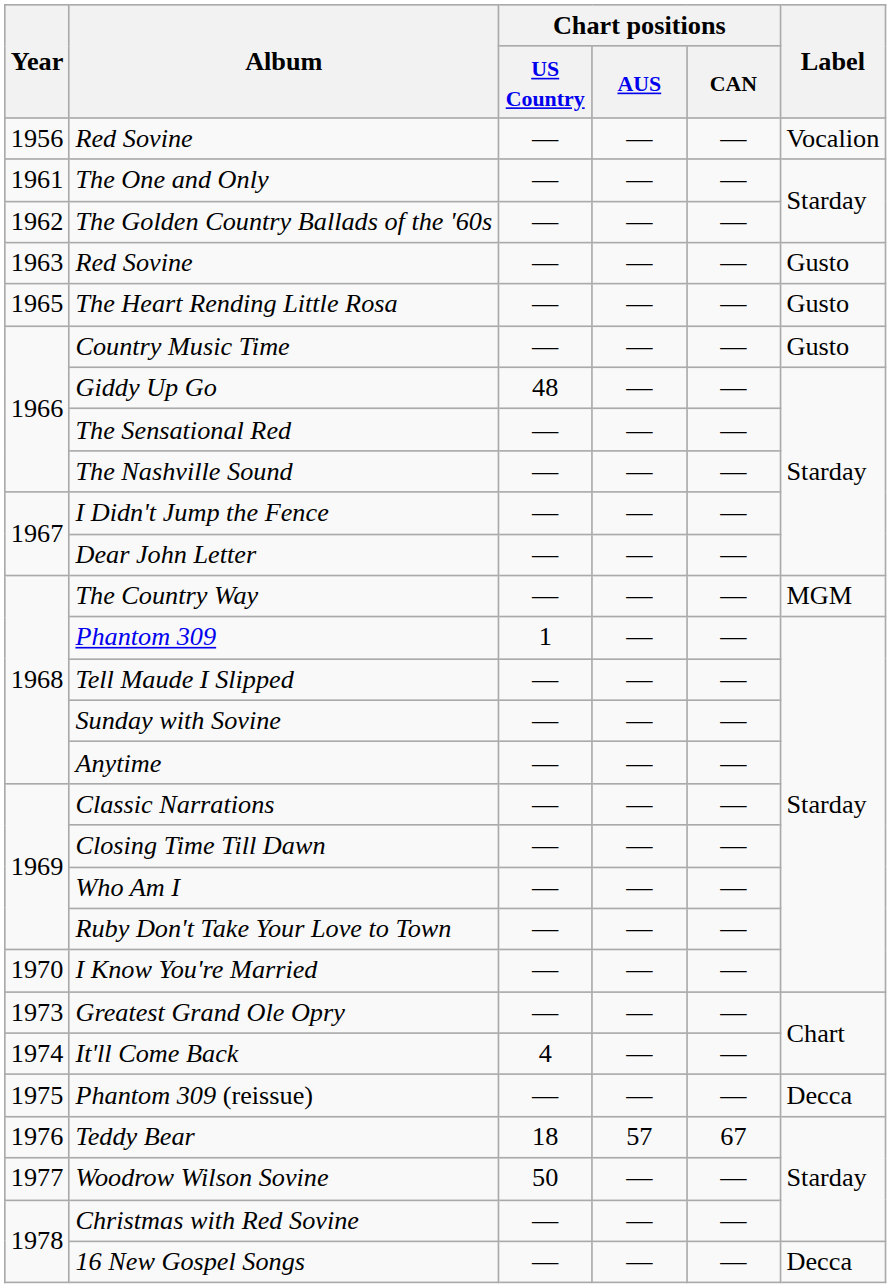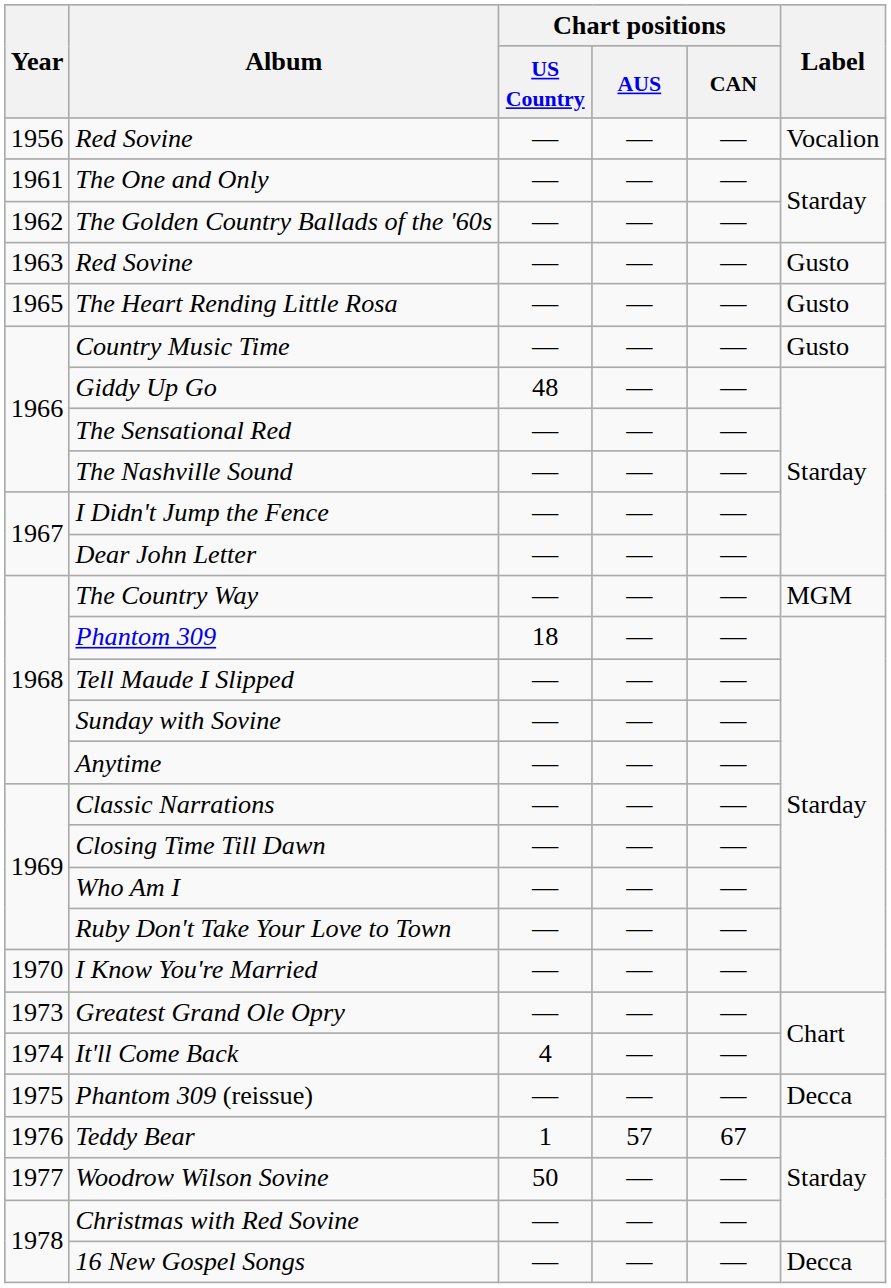(545, 637) 1 -> (545, 637) 18
(545, 1136) 18 -> (545, 1136) 1
